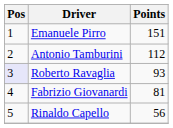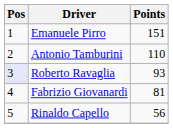(156, 53) 112 -> (156, 53) 110
